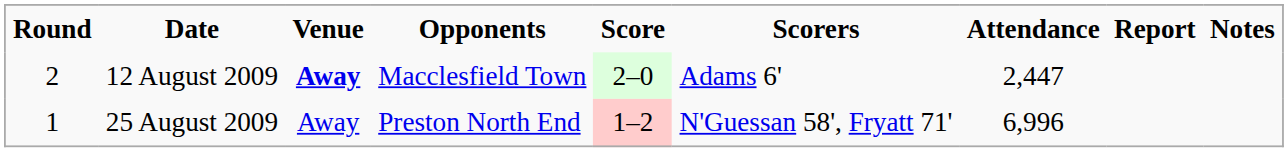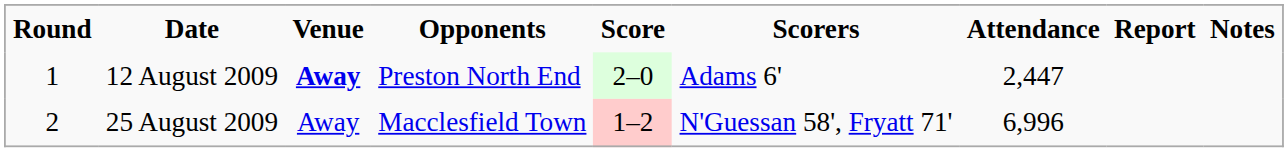(52, 75) 2 -> (52, 75) 1
(482, 75) Macclesfield Town -> (479, 75) Preston North End
(52, 121) 1 -> (52, 121) 2
(479, 121) Preston North End -> (482, 121) Macclesfield Town
